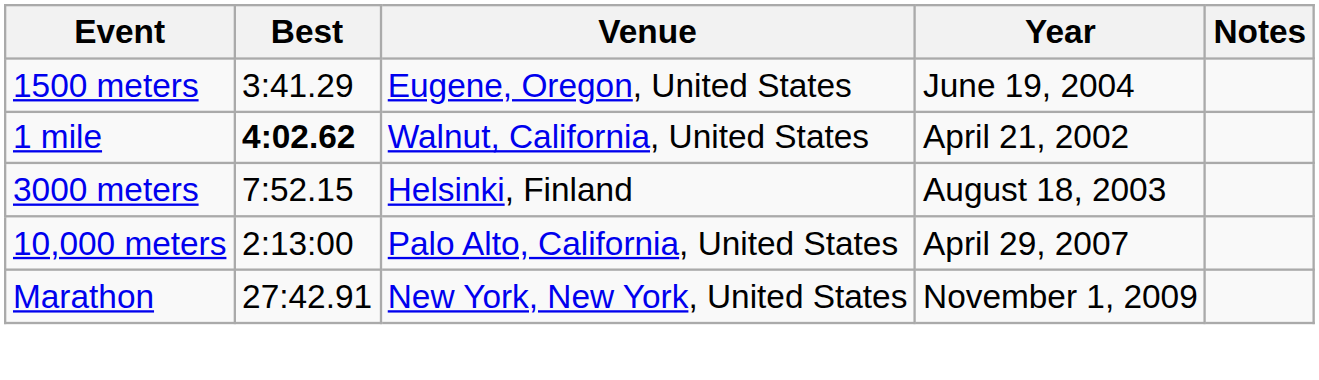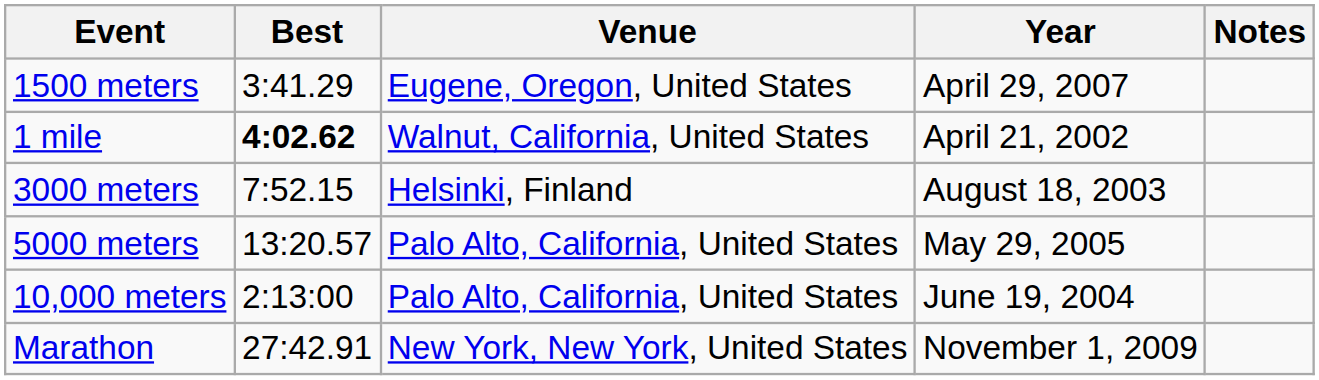(1029, 85) June 19, 2004 -> (1026, 85) April 29, 2007
+ row: (106, 243)
(1026, 243) April 29, 2007 -> (1029, 296) June 19, 2004
